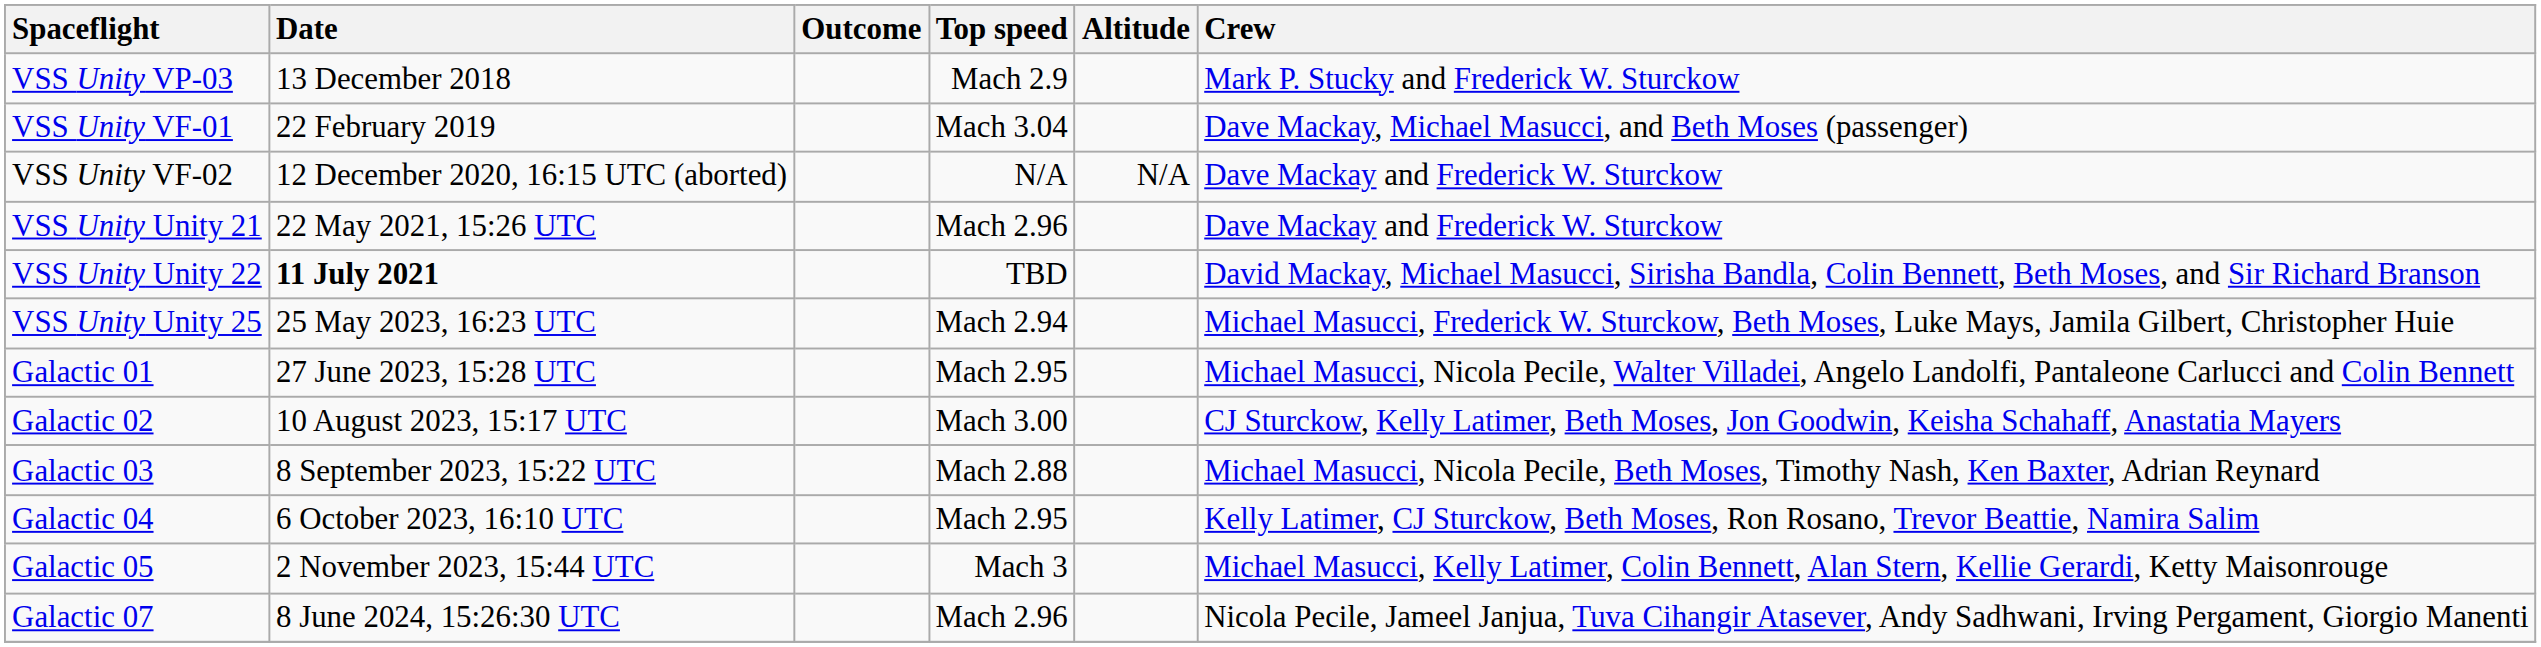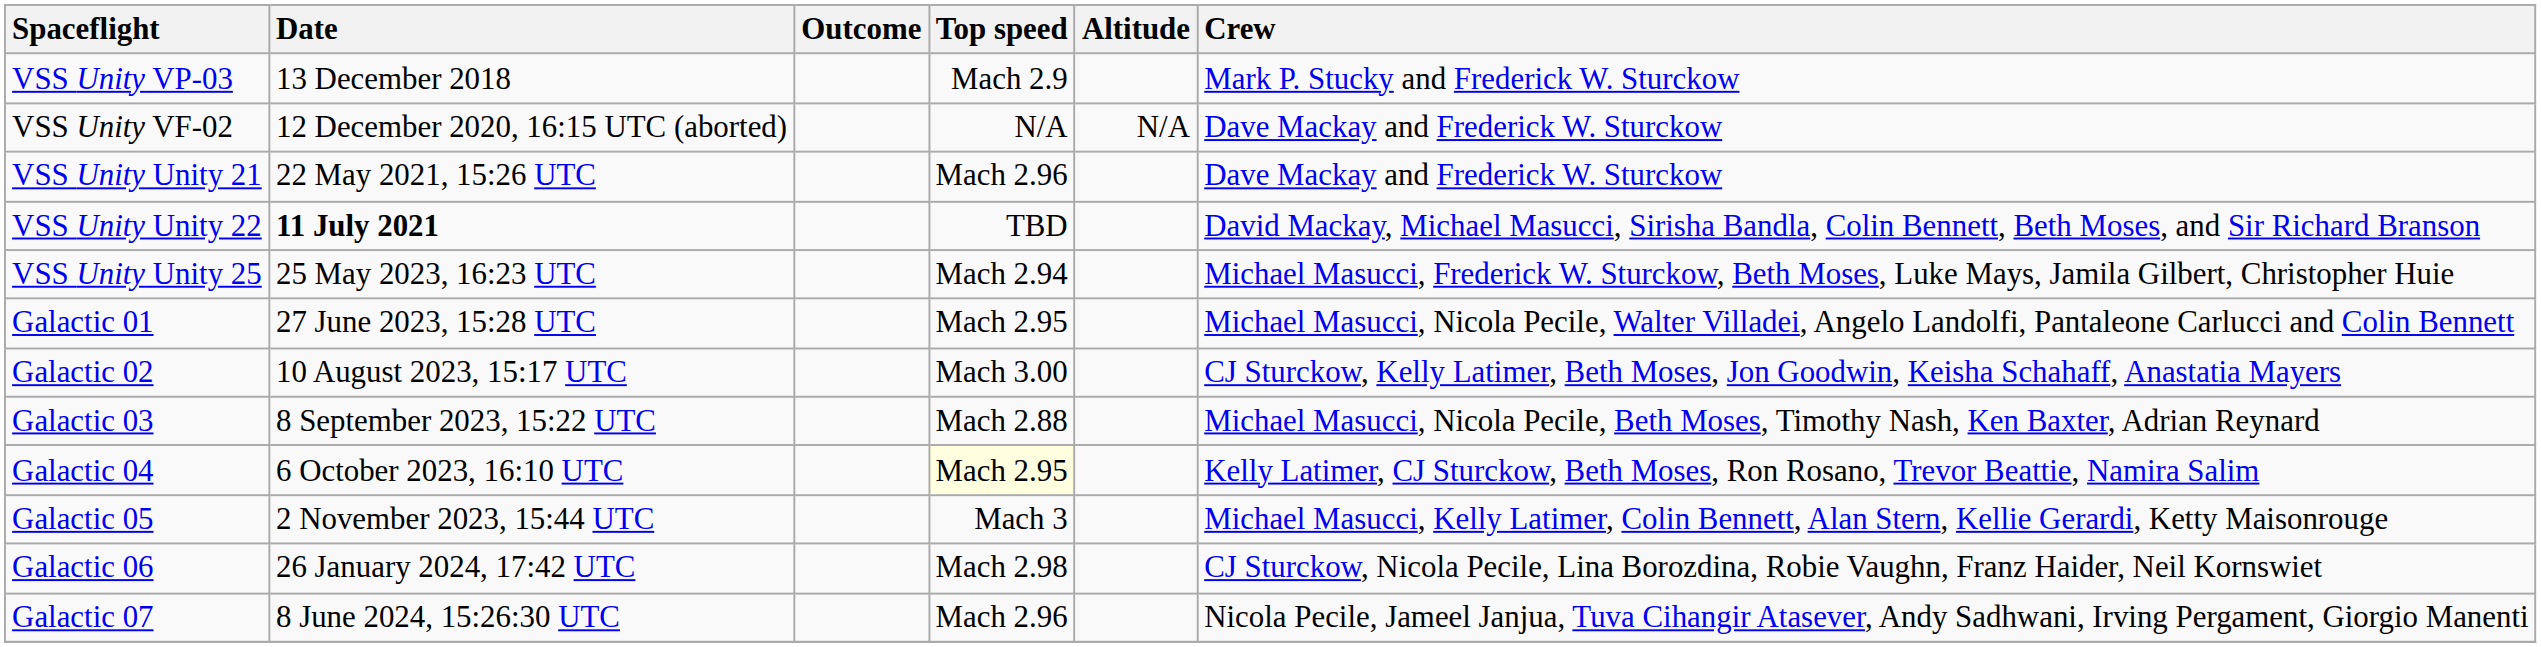- row: (122, 126)
(1002, 518) no background -> (1002, 469) lightyellow background
+ row: (83, 567)
